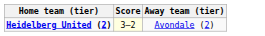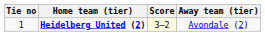+ column: (21, 11)
